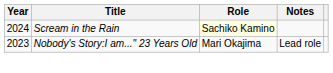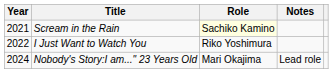(18, 28) 2024 -> (18, 28) 2021
+ row: (90, 44)
(18, 44) 2023 -> (18, 60) 2024
